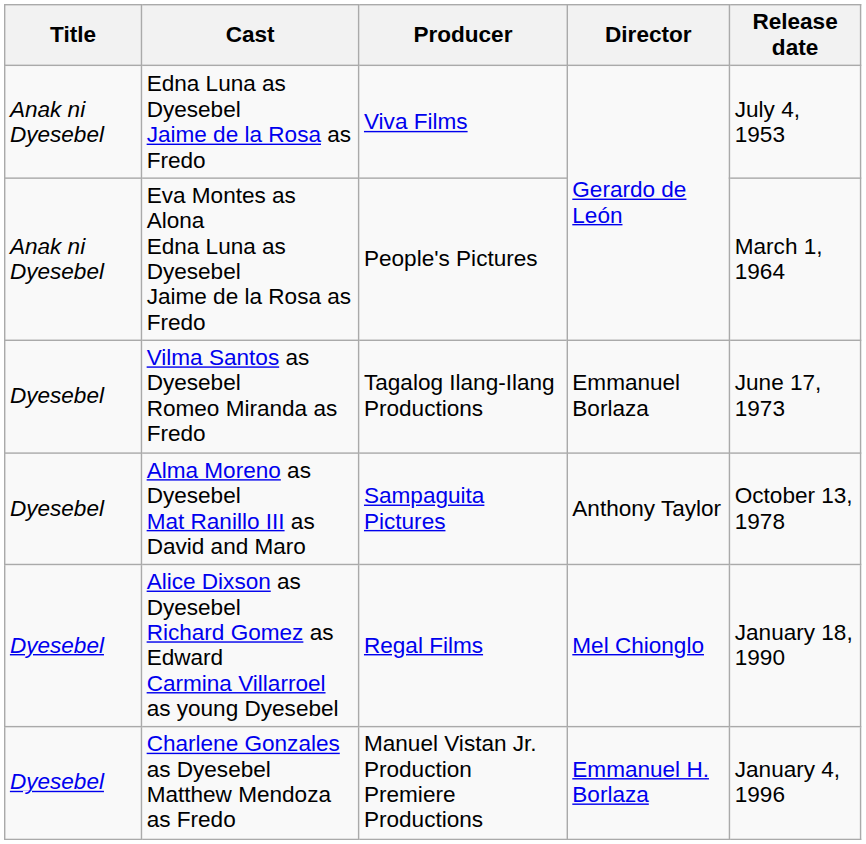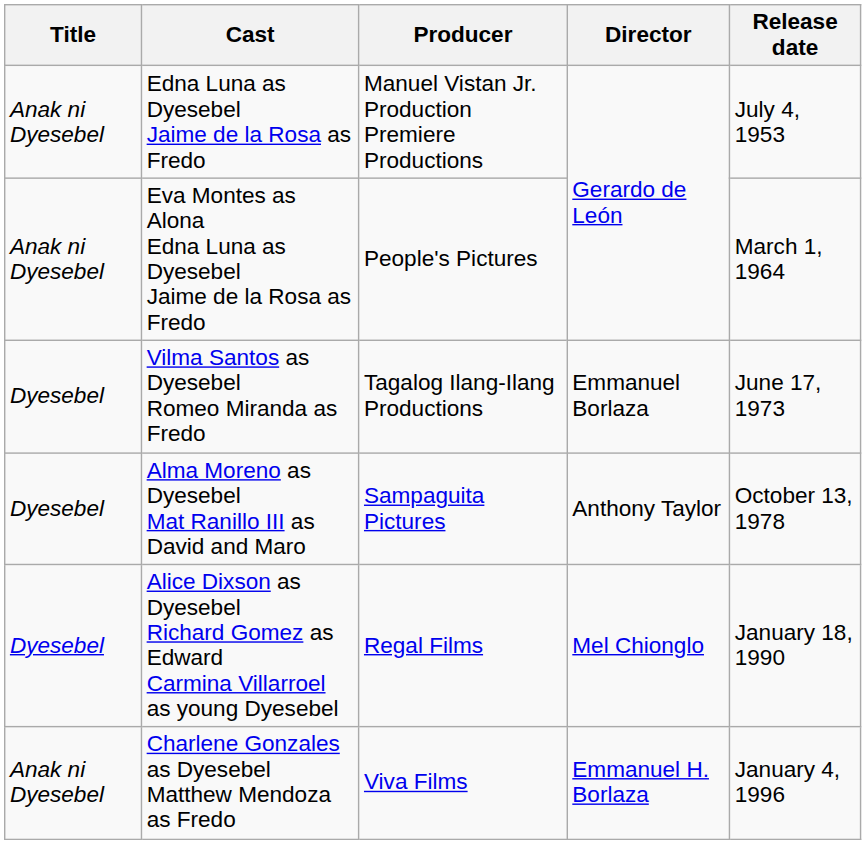(416, 121) Viva Films -> (450, 121) Manuel Vistan Jr. Production Premiere Productions
(57, 782) Dyesebel -> (57, 782) Anak ni Dyesebel
(450, 782) Manuel Vistan Jr. Production Premiere Productions -> (416, 782) Viva Films
